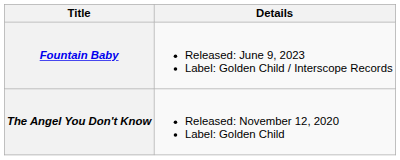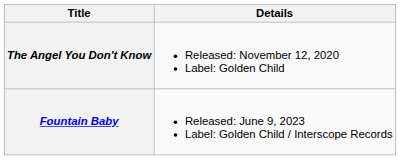rows swapped: (79, 121) <-> (79, 55)
